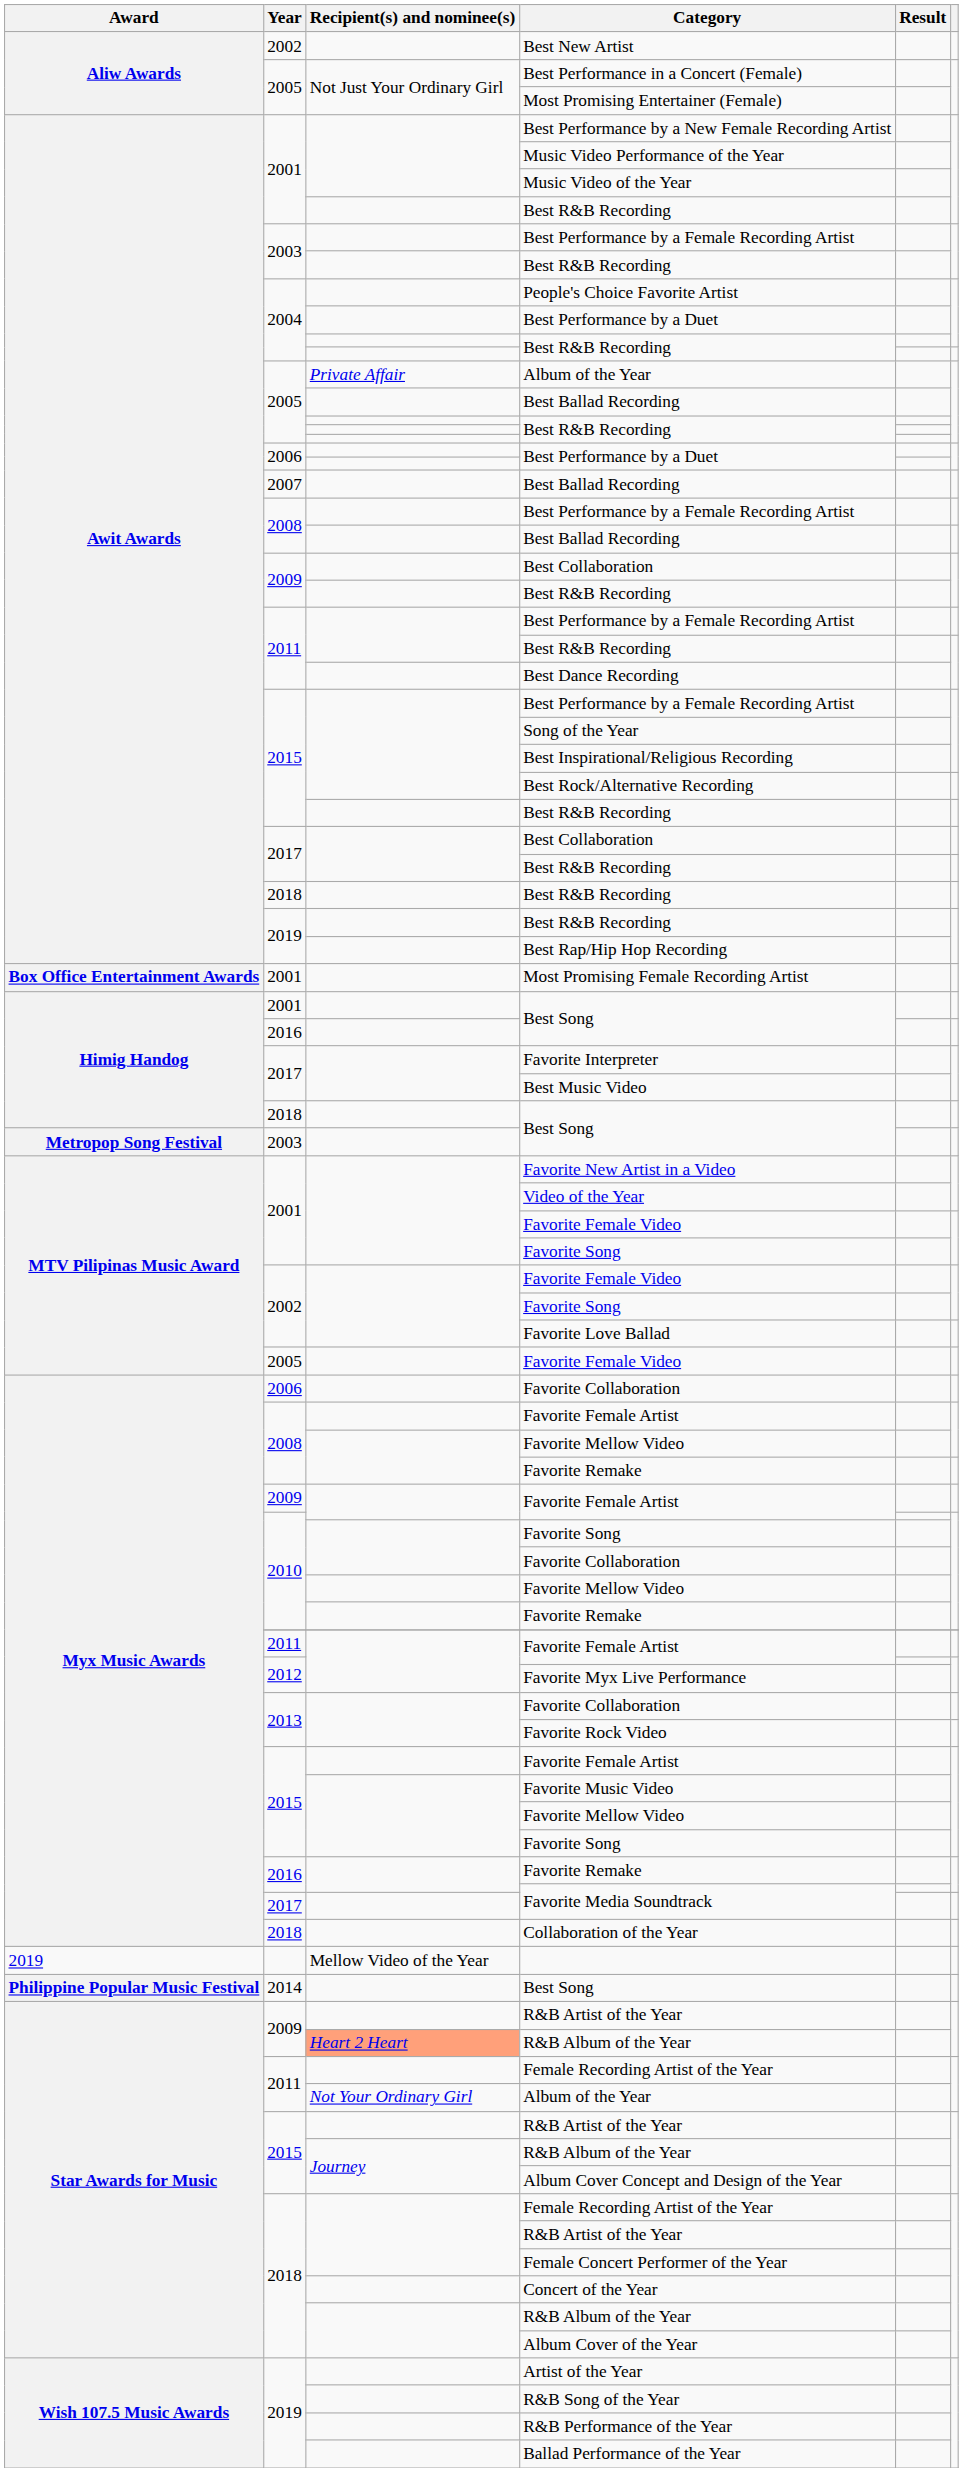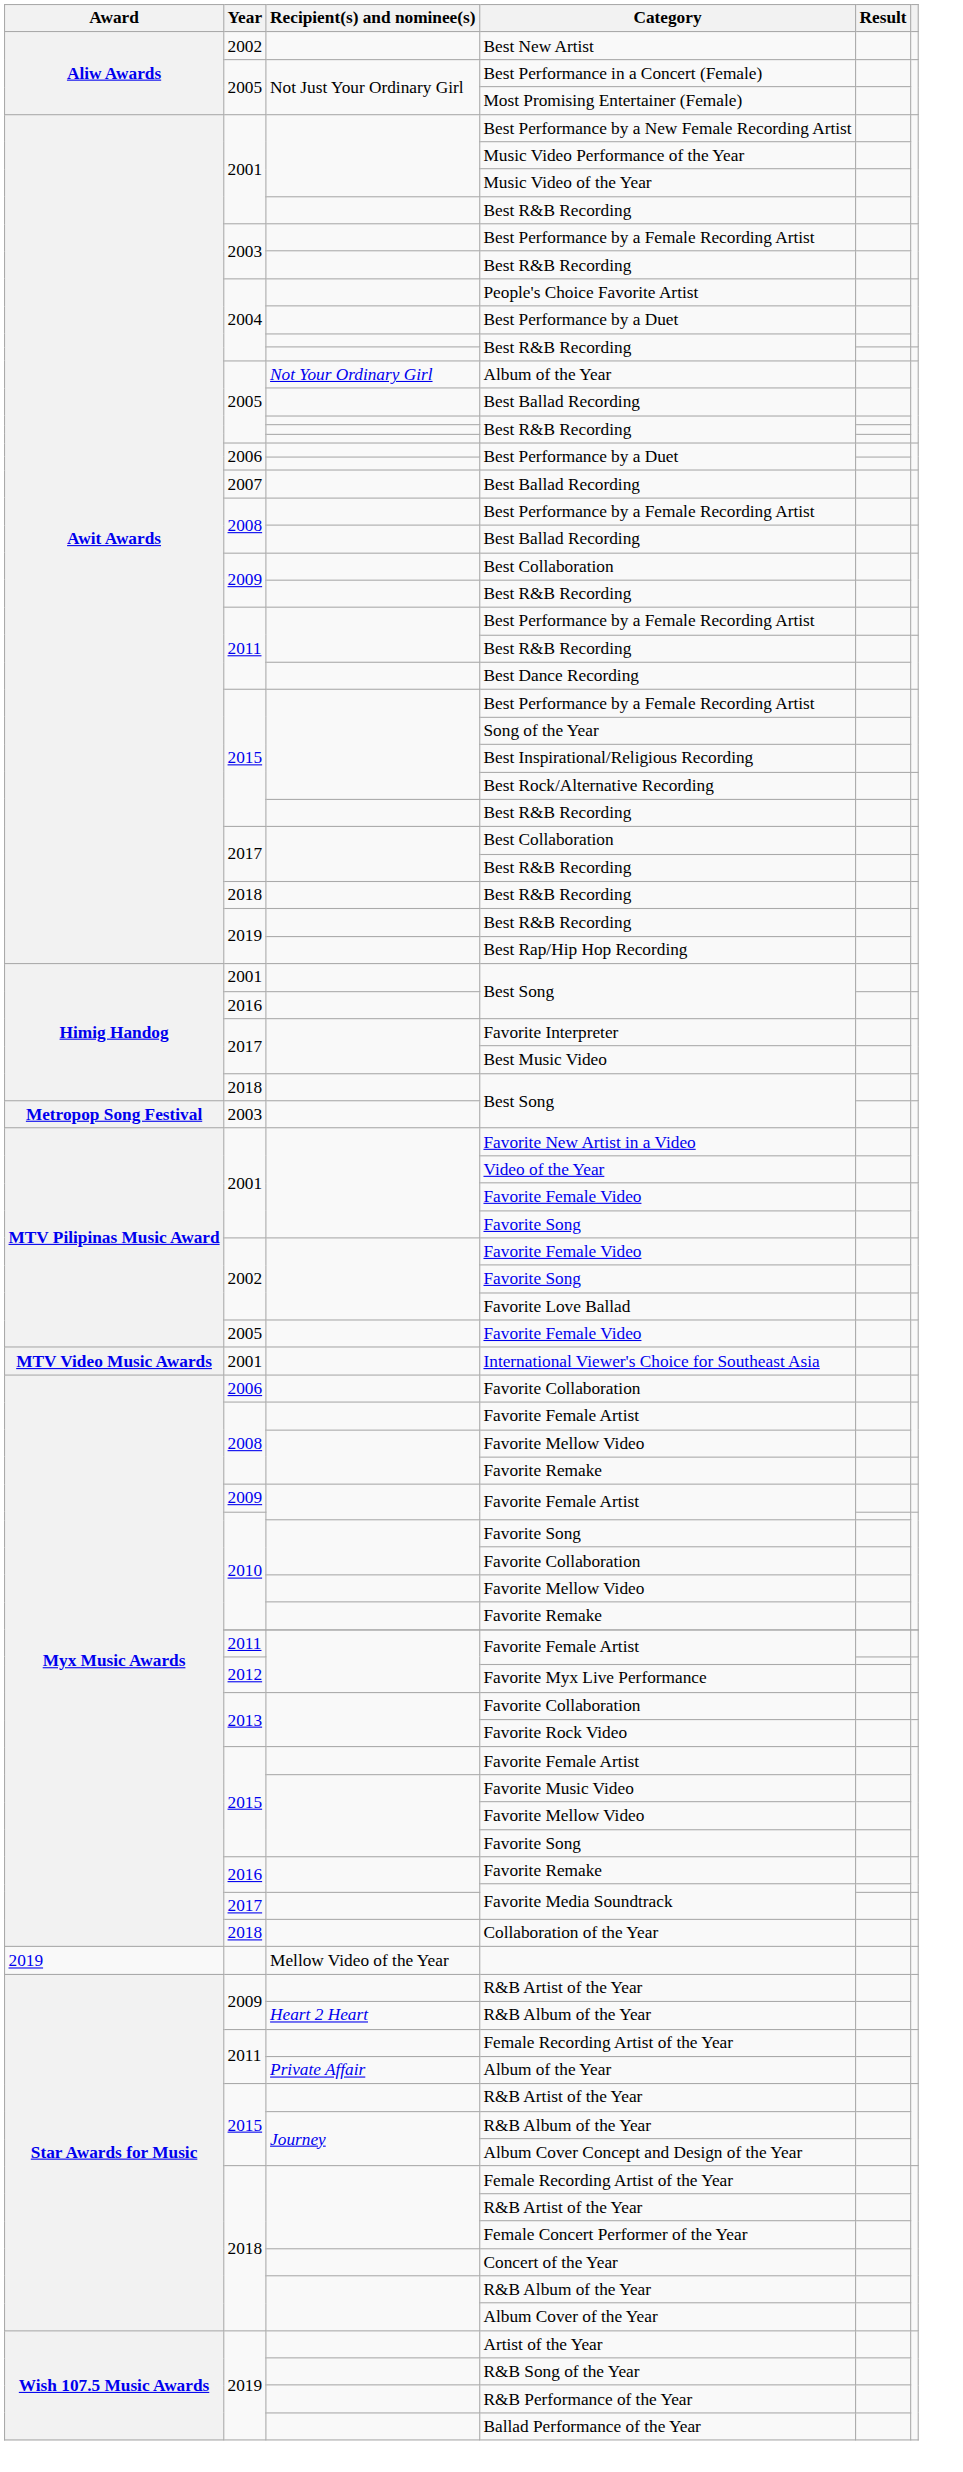(357, 374) Private Affair -> (351, 374) Not Your Ordinary Girl
- row: (285, 977)
+ row: (245, 1361)
- row: (285, 1987)
(359, 2042) lightsalmon background -> (319, 2015) no background
(391, 2097) Not Your Ordinary Girl -> (318, 2070) Private Affair
